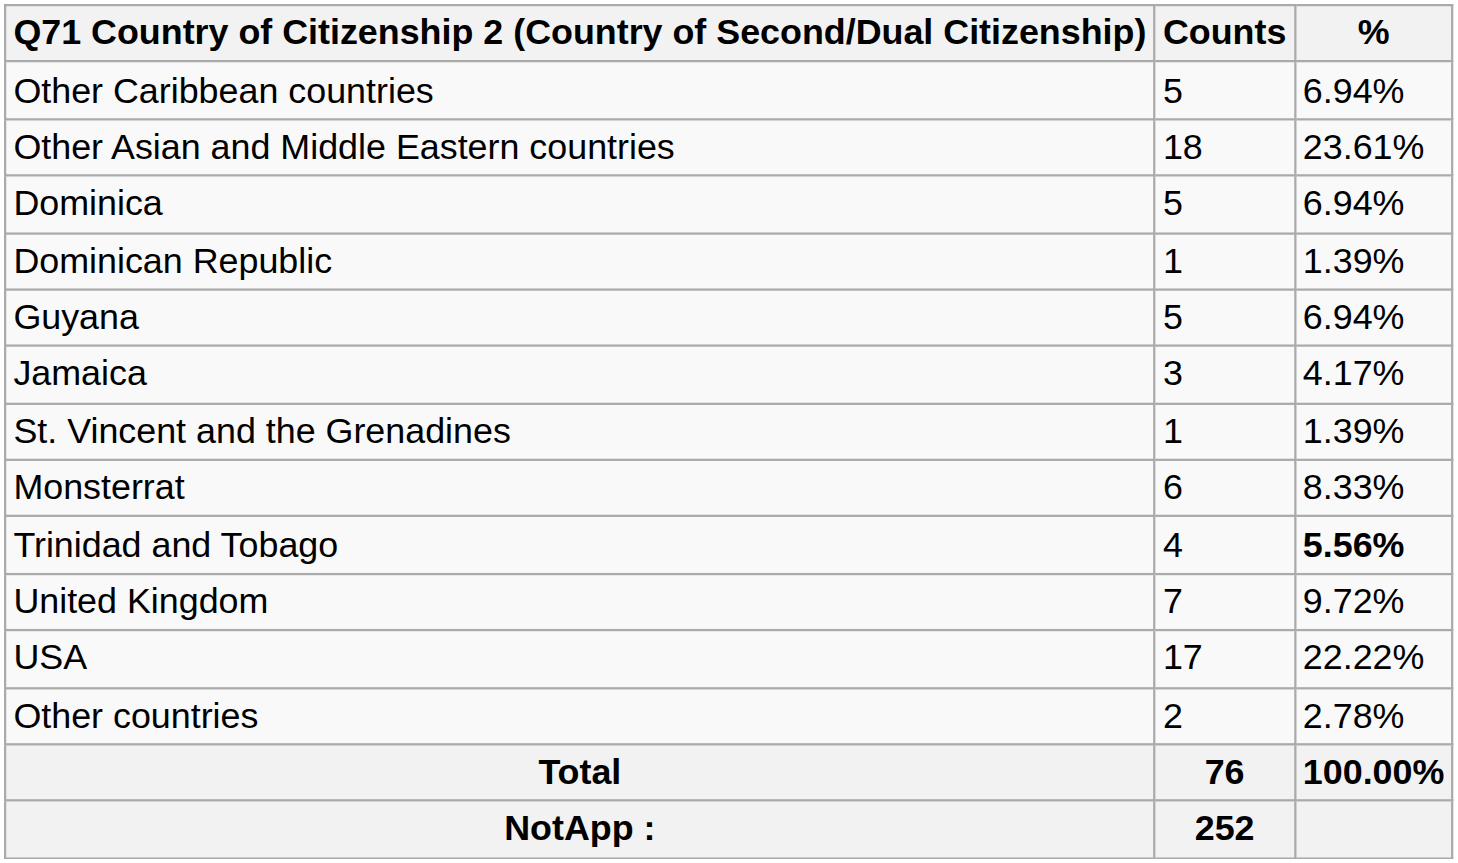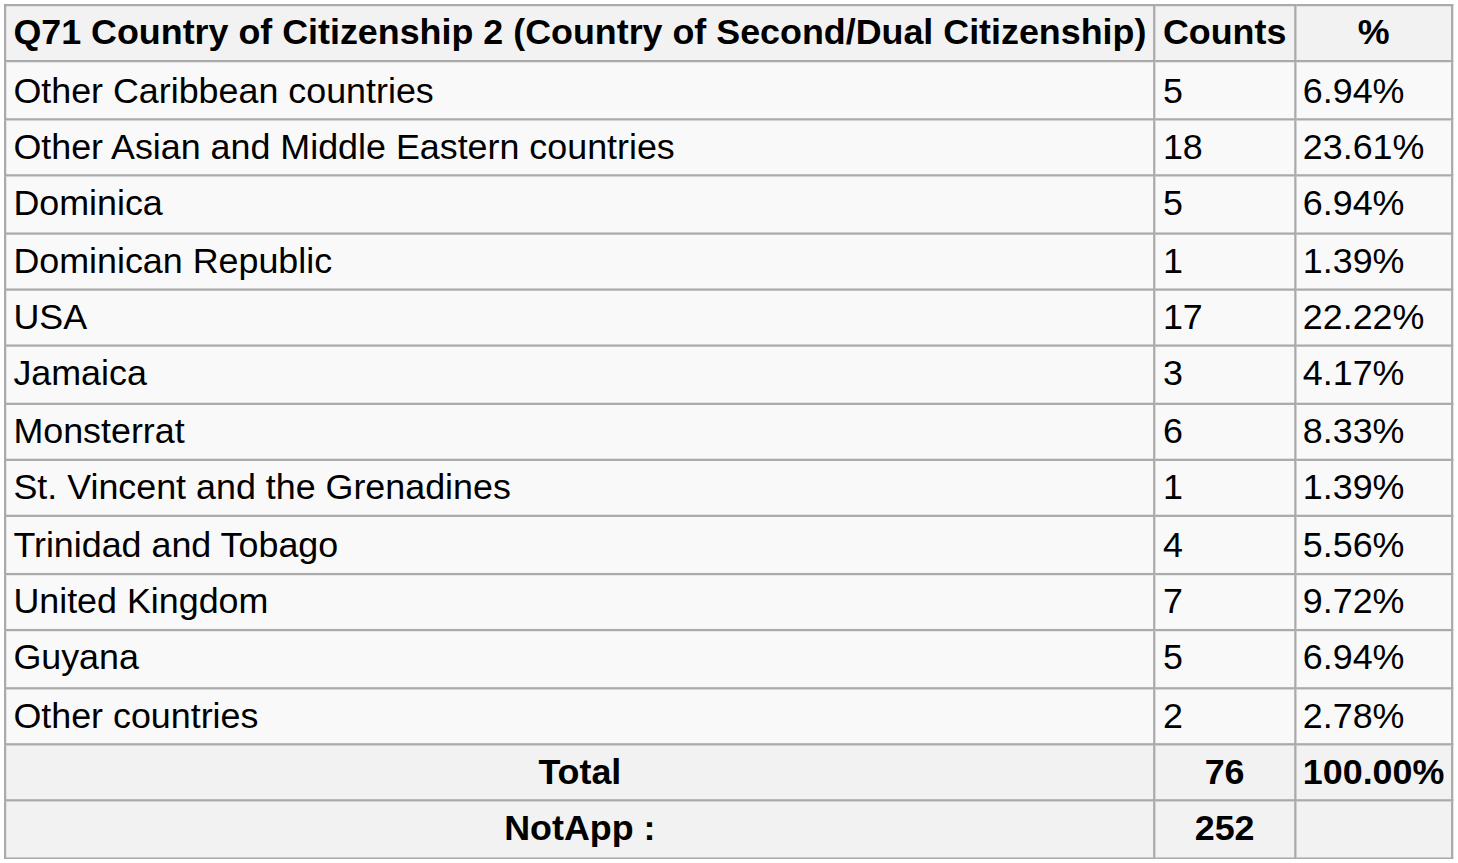rows swapped: (76, 317) <-> (50, 658)
rows swapped: (99, 487) <-> (262, 430)
(1354, 544) bold -> (1354, 544) normal
